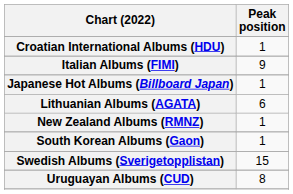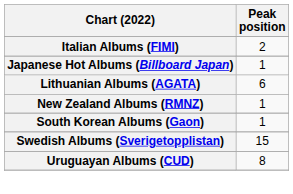- row: (120, 46)
(262, 65) 9 -> (262, 46) 2
